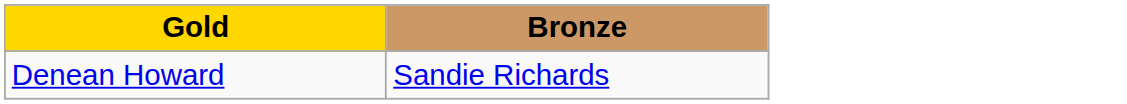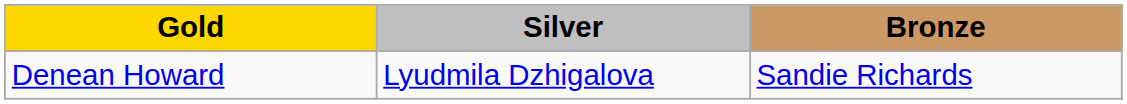+ column: (563, 27)
